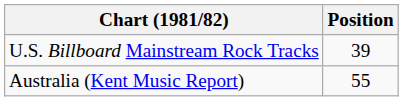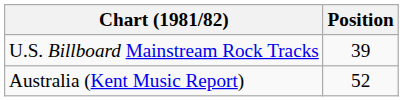(361, 80) 55 -> (361, 80) 52
